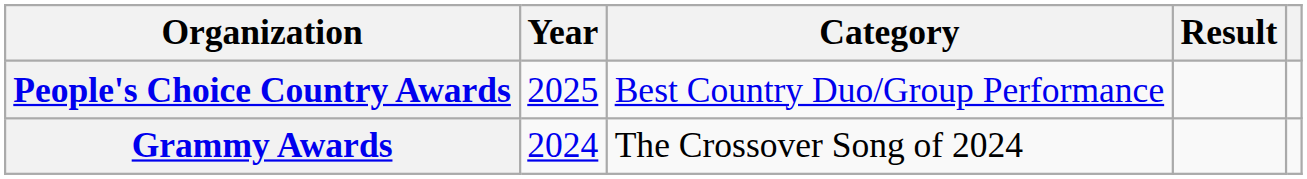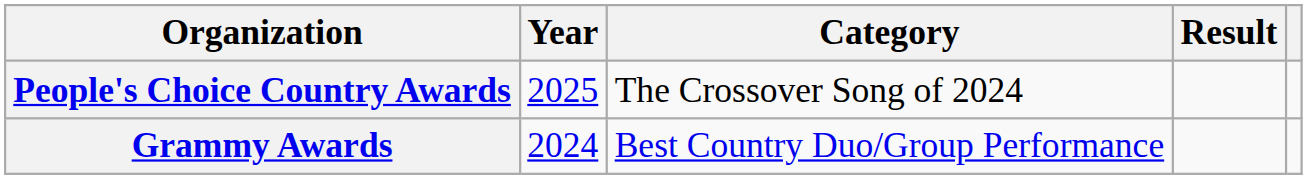(889, 88) Best Country Duo/Group Performance -> (819, 88) The Crossover Song of 2024
(819, 145) The Crossover Song of 2024 -> (889, 145) Best Country Duo/Group Performance
